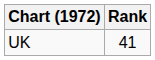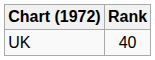(128, 42) 41 -> (128, 42) 40
